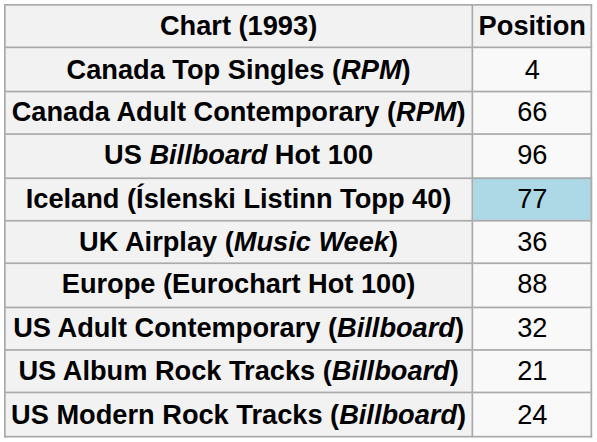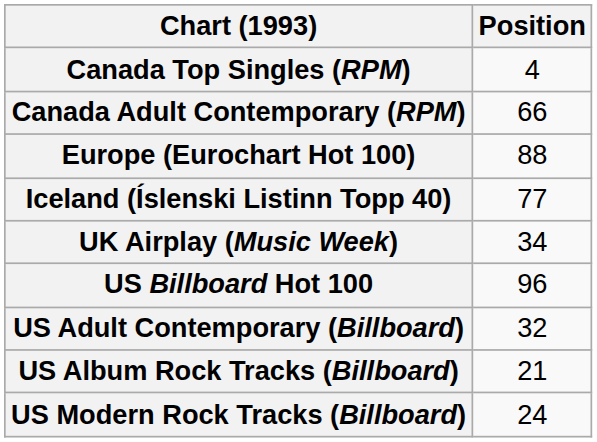rows swapped: (239, 284) <-> (239, 155)
(532, 198) lightblue background -> (532, 198) no background
(532, 241) 36 -> (532, 241) 34
